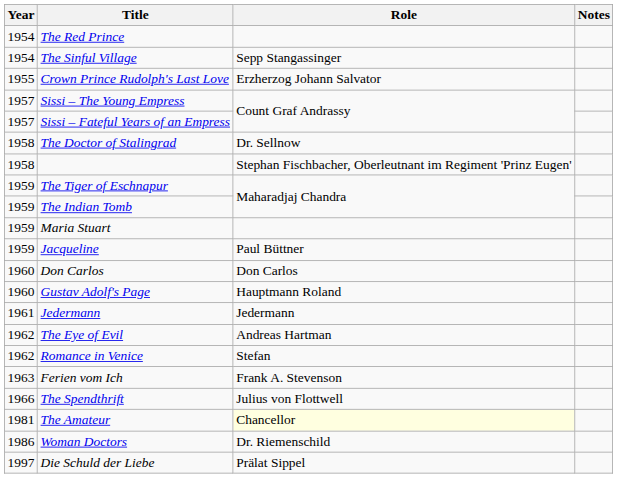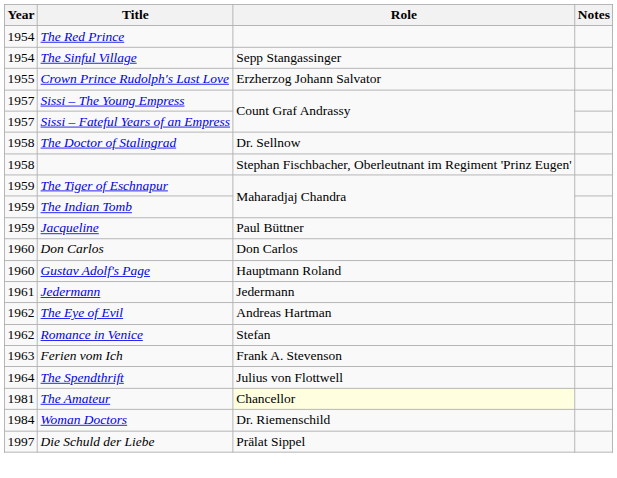- row: (76, 228)
(21, 398) 1966 -> (21, 377) 1964
(21, 441) 1986 -> (21, 420) 1984
